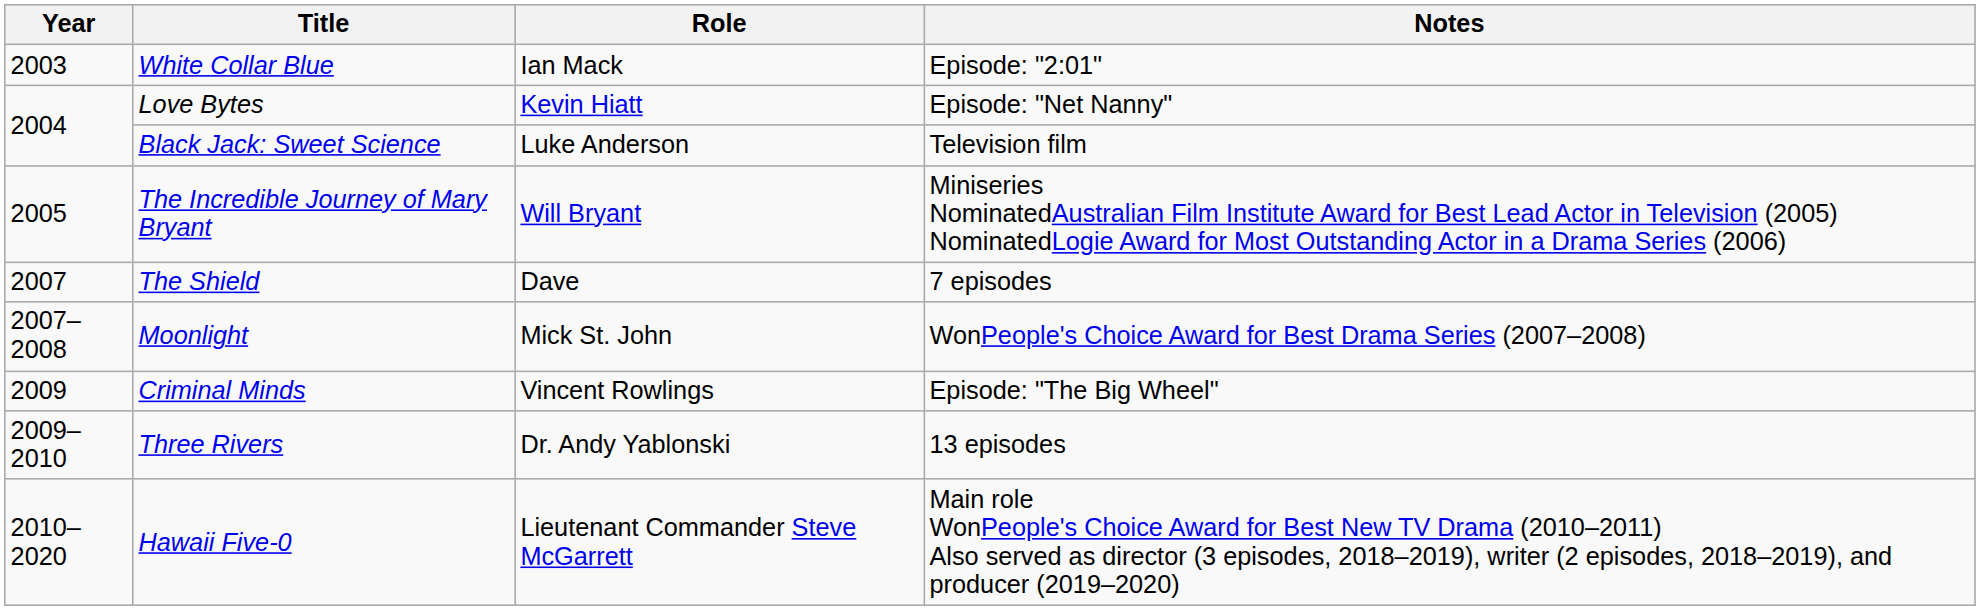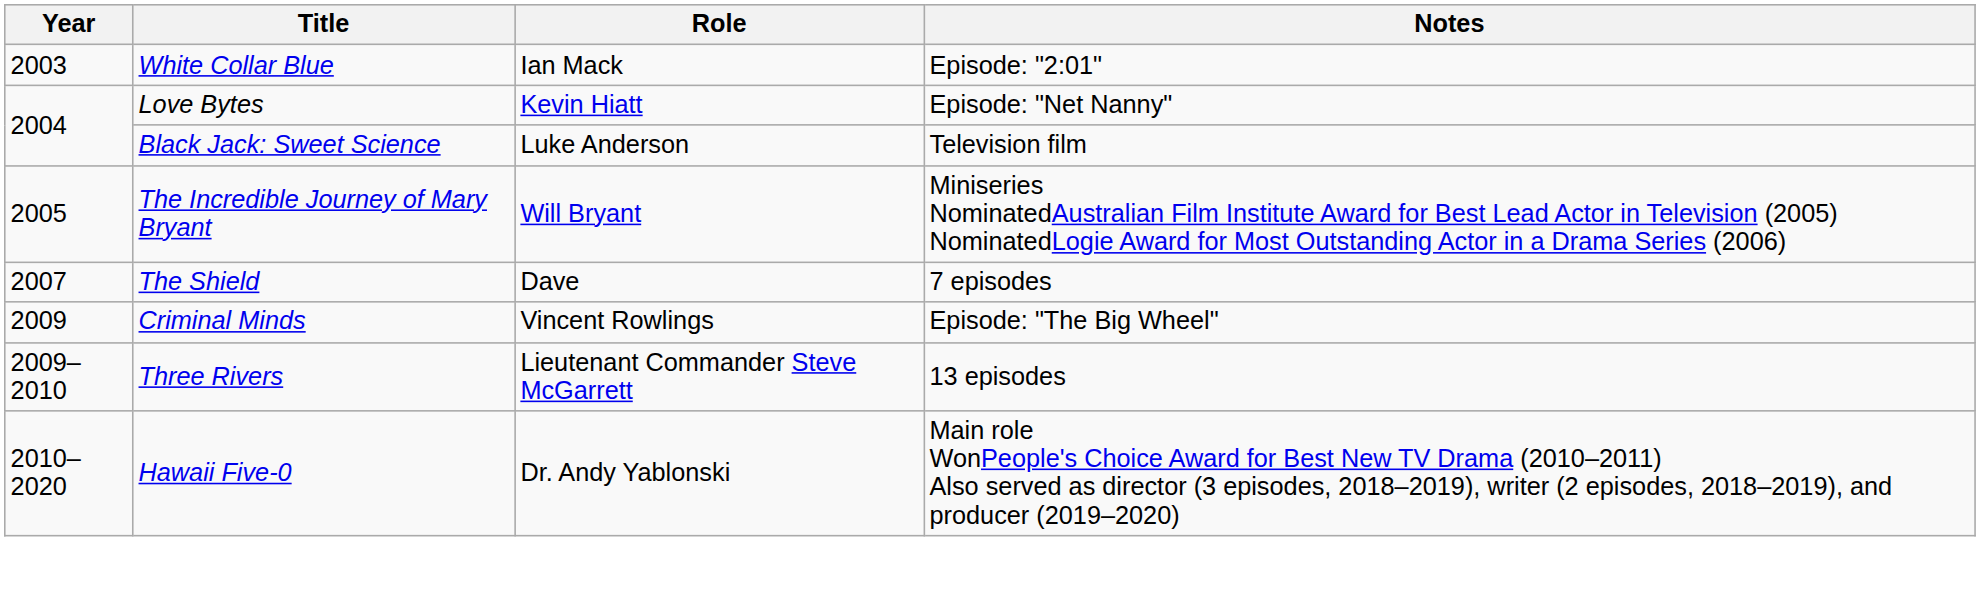- row: (193, 336)
(625, 444) Dr. Andy Yablonski -> (688, 376) Lieutenant Commander Steve McGarrett
(688, 541) Lieutenant Commander Steve McGarrett -> (625, 473) Dr. Andy Yablonski
